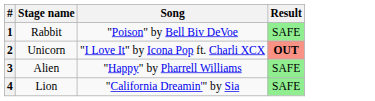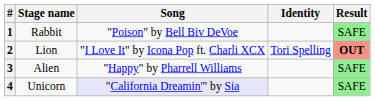+ column: (301, 13)
(46, 50) Unicorn -> (46, 50) Lion
(46, 86) Lion -> (46, 86) Unicorn
(173, 86) no background -> (173, 86) lavender background
